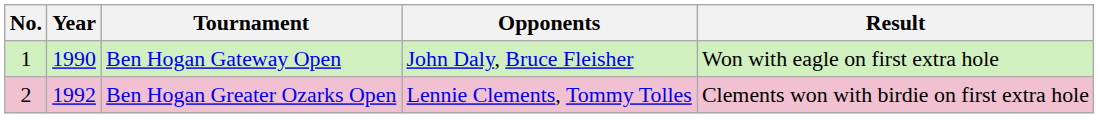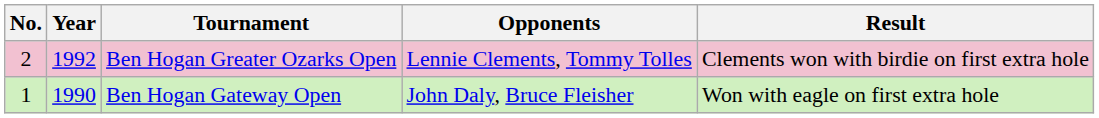rows swapped: (224, 58) <-> (251, 94)
